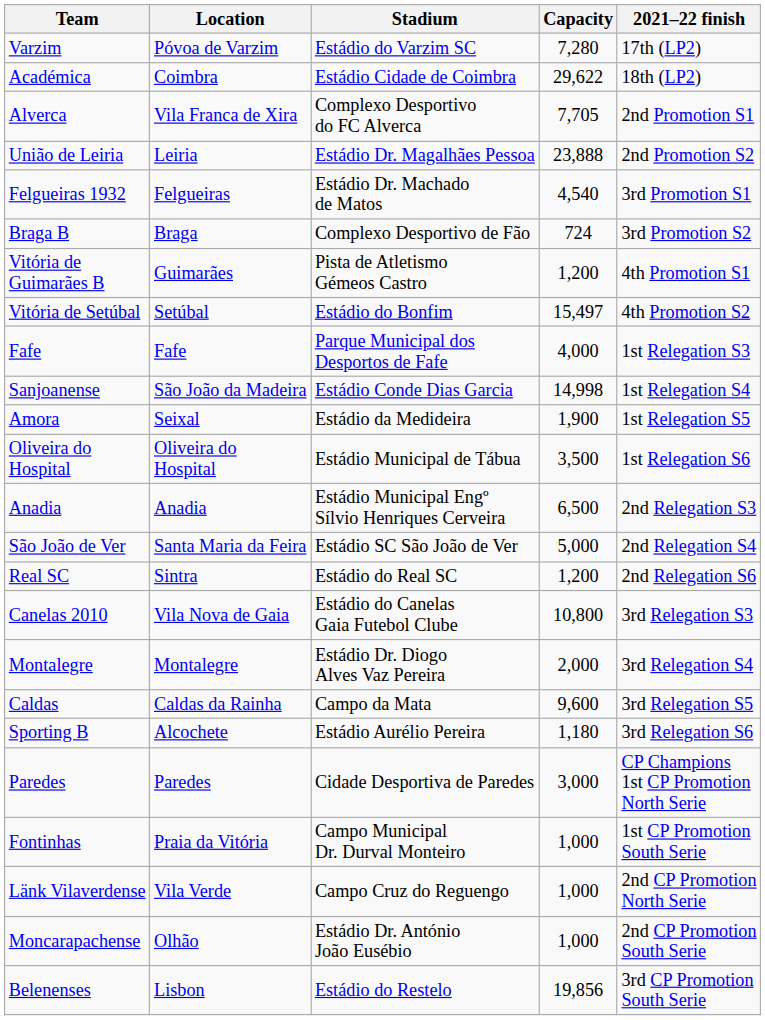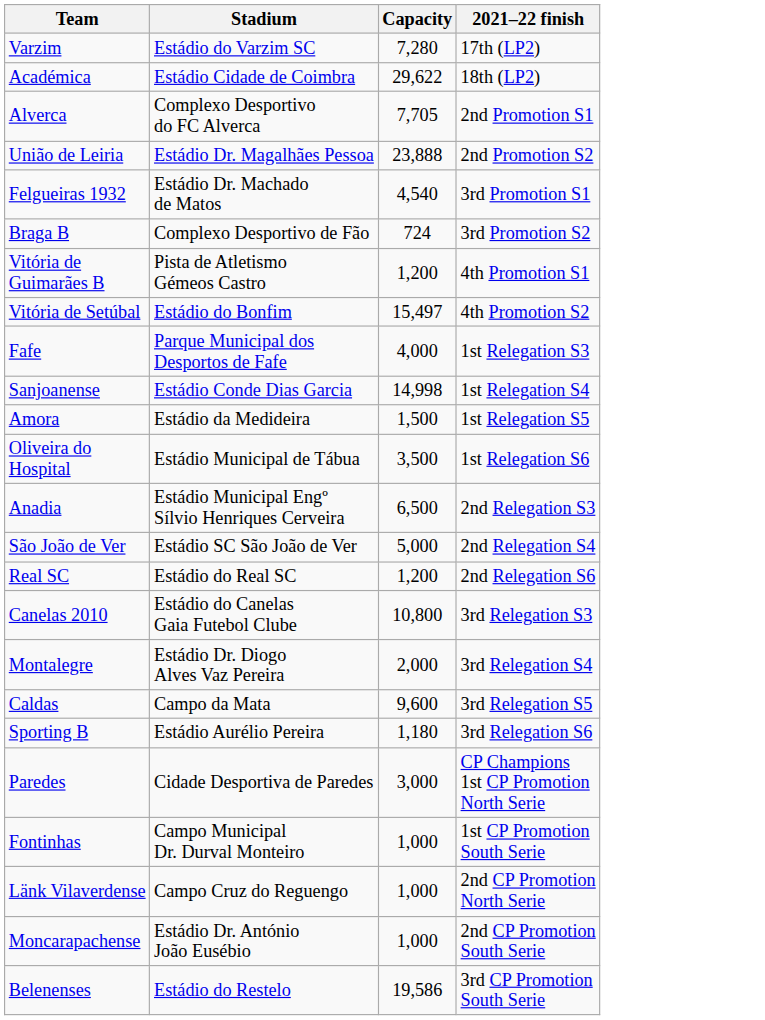- column: (230, 18)
(578, 419) 1,900 -> (417, 419) 1,500
(578, 990) 19,856 -> (417, 990) 19,586
